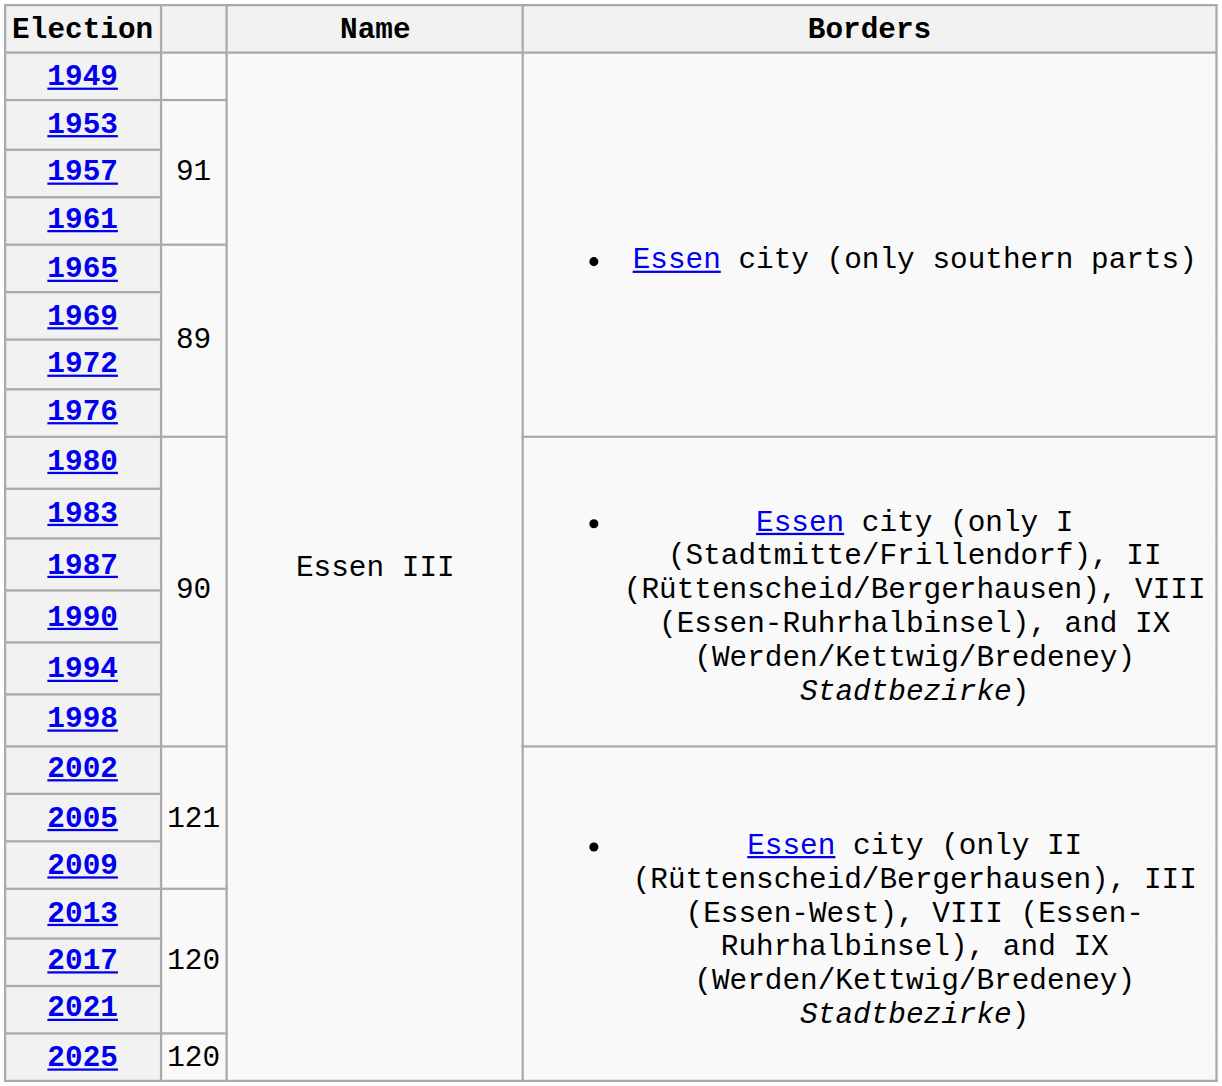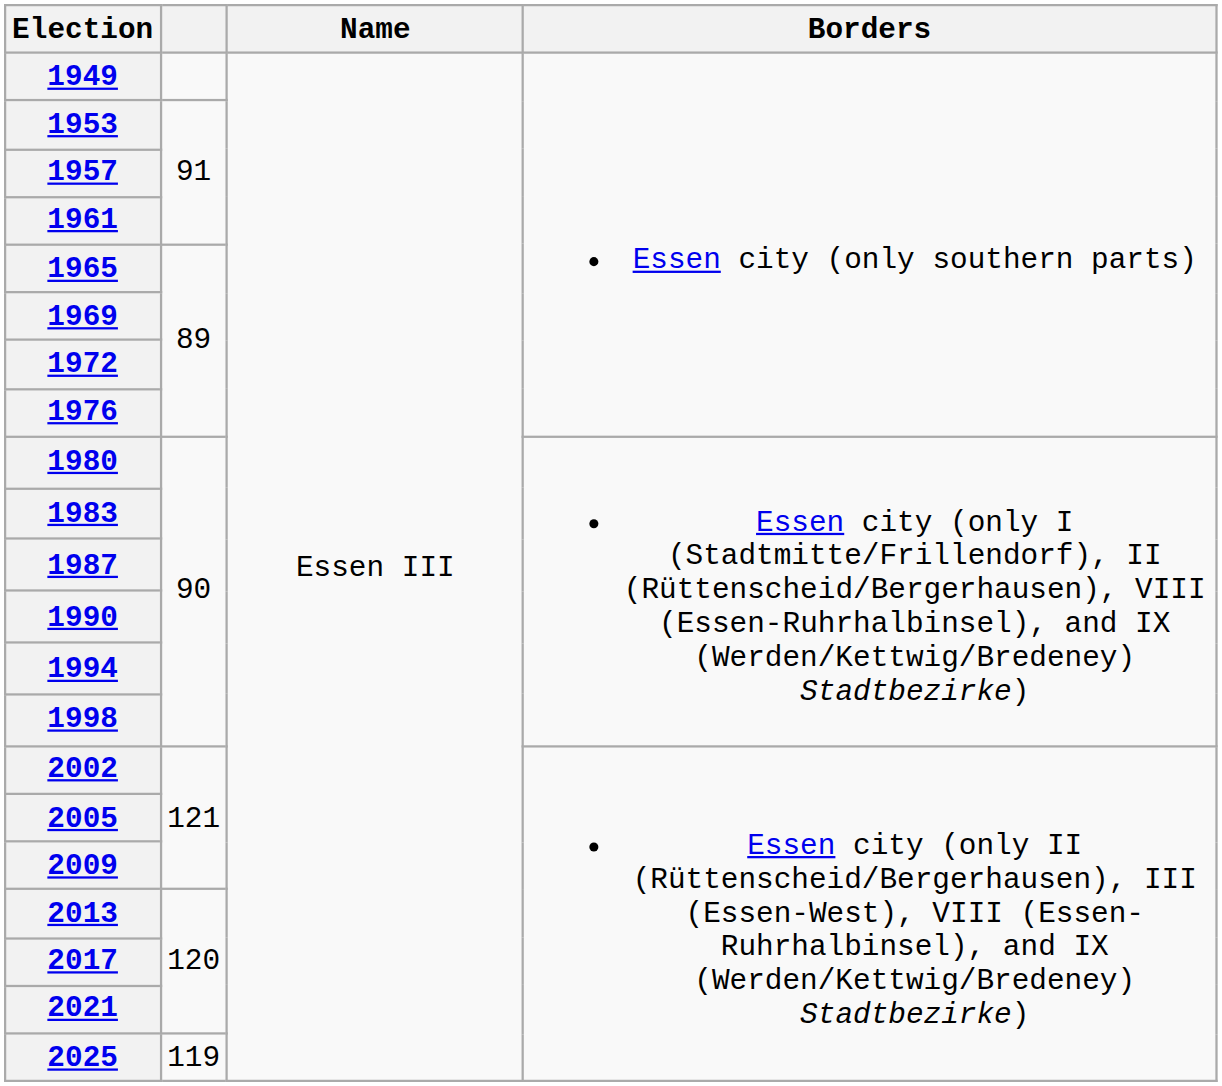(194, 1057) 120 -> (194, 1057) 119
